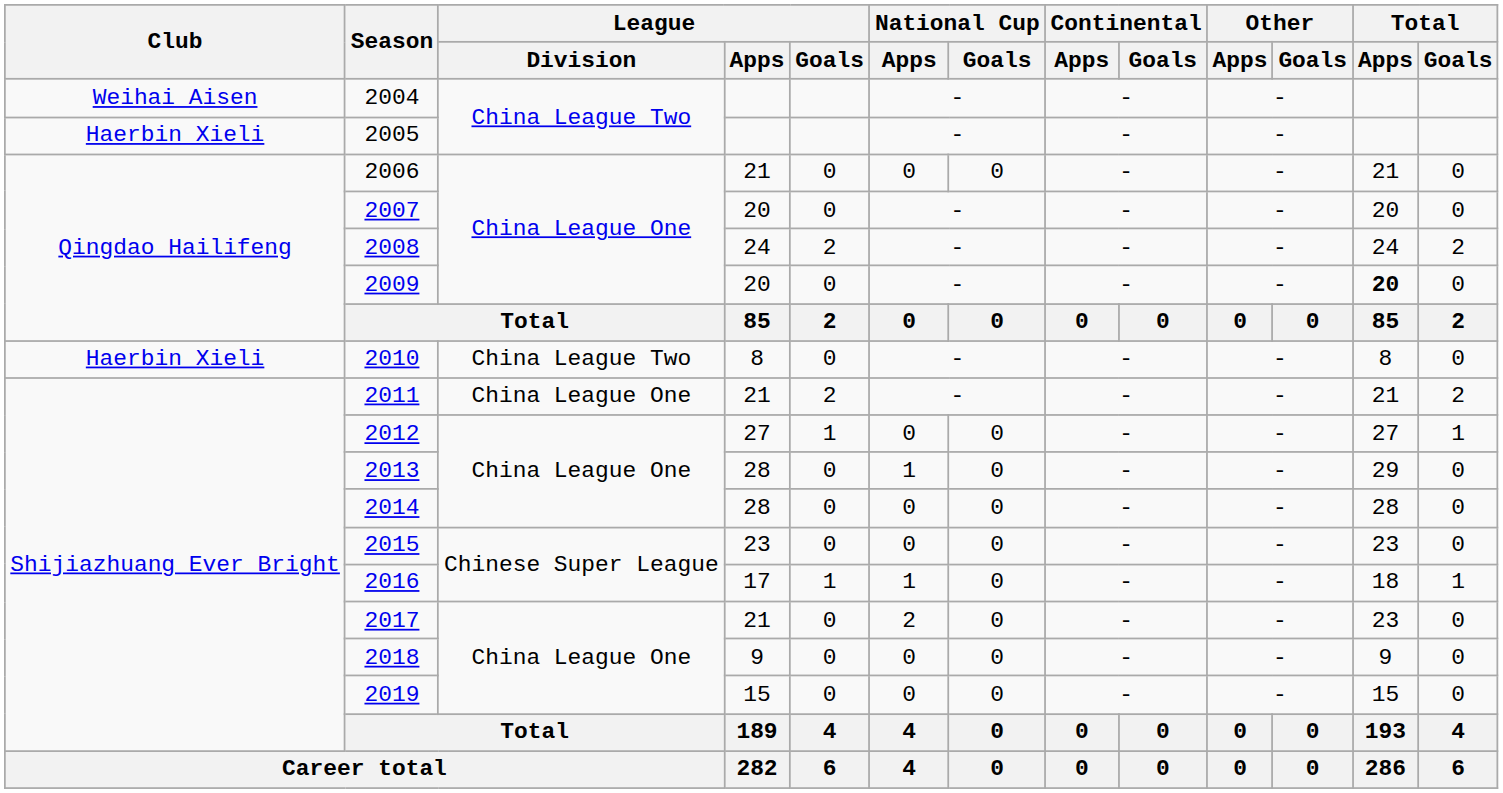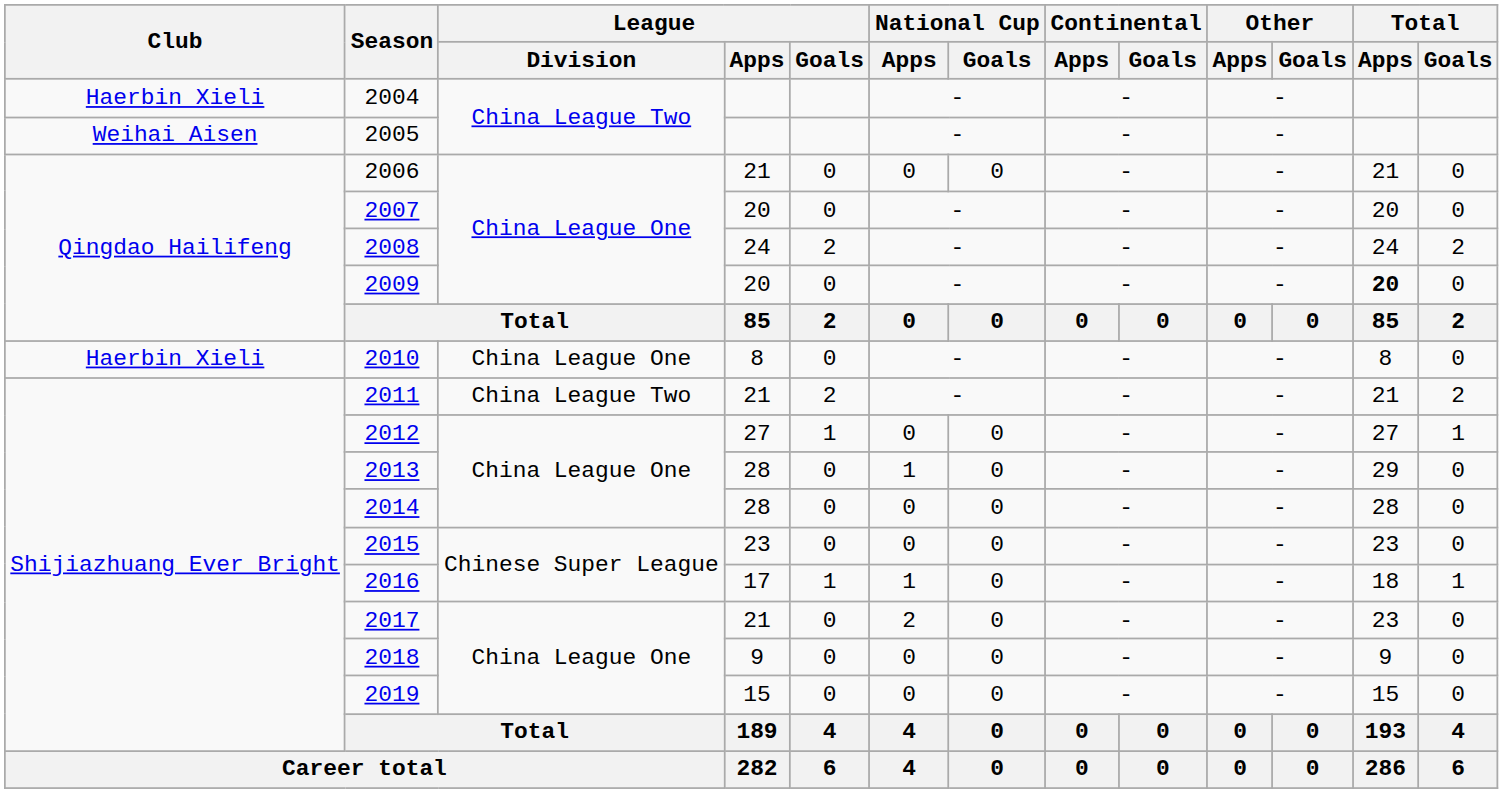(175, 98) Weihai Aisen -> (175, 98) Haerbin Xieli
(175, 135) Haerbin Xieli -> (175, 135) Weihai Aisen
(581, 359) China League Two -> (581, 359) China League One
(581, 396) China League One -> (581, 396) China League Two
